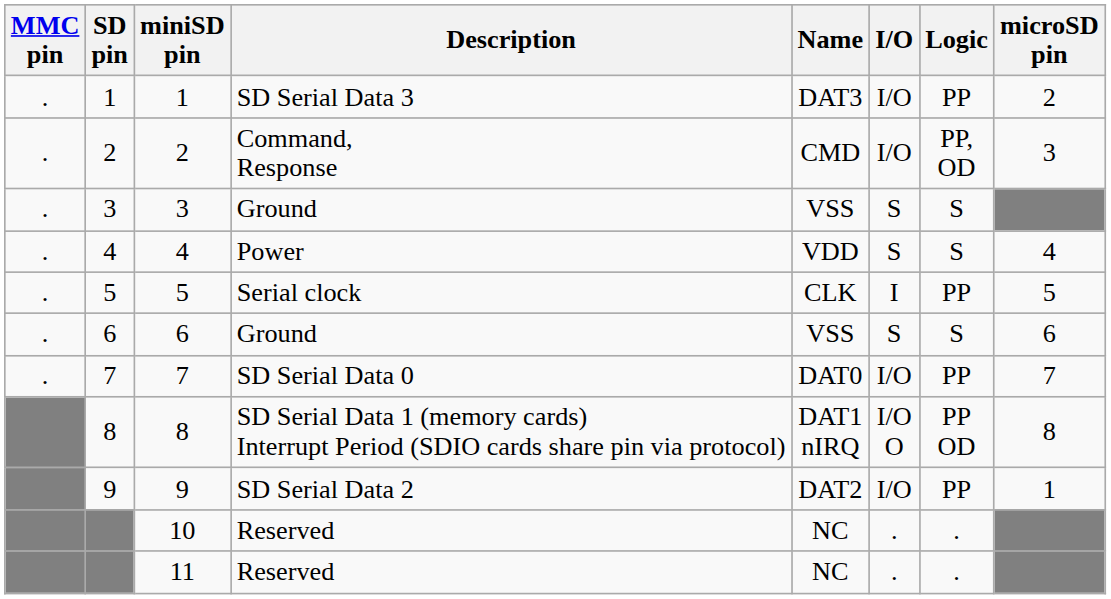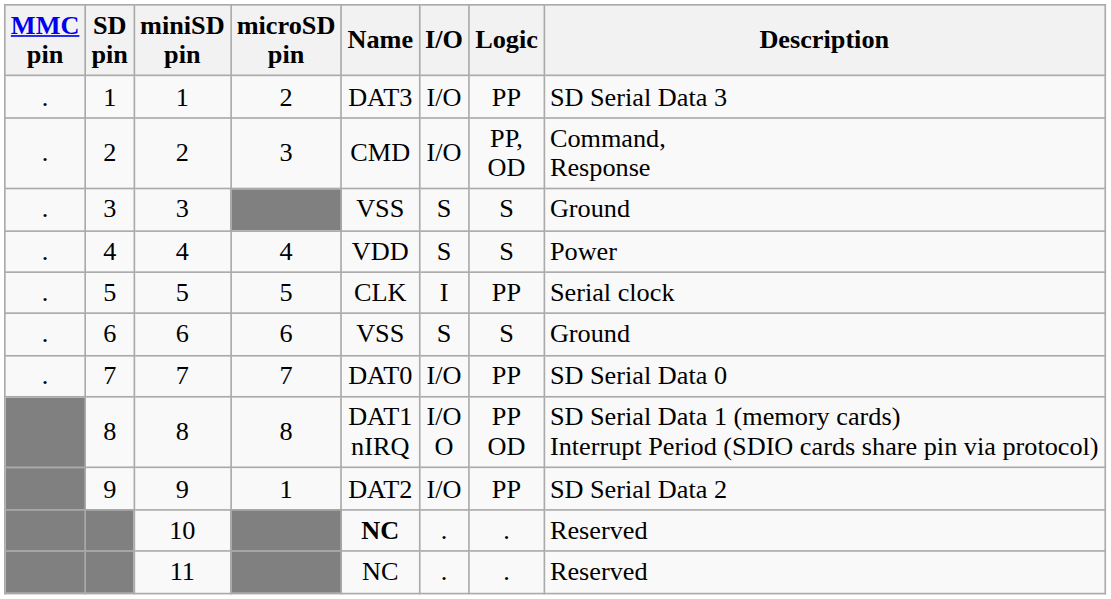columns swapped: (1049, 40) <-> (511, 40)
(830, 530) normal -> (380, 530) bold
